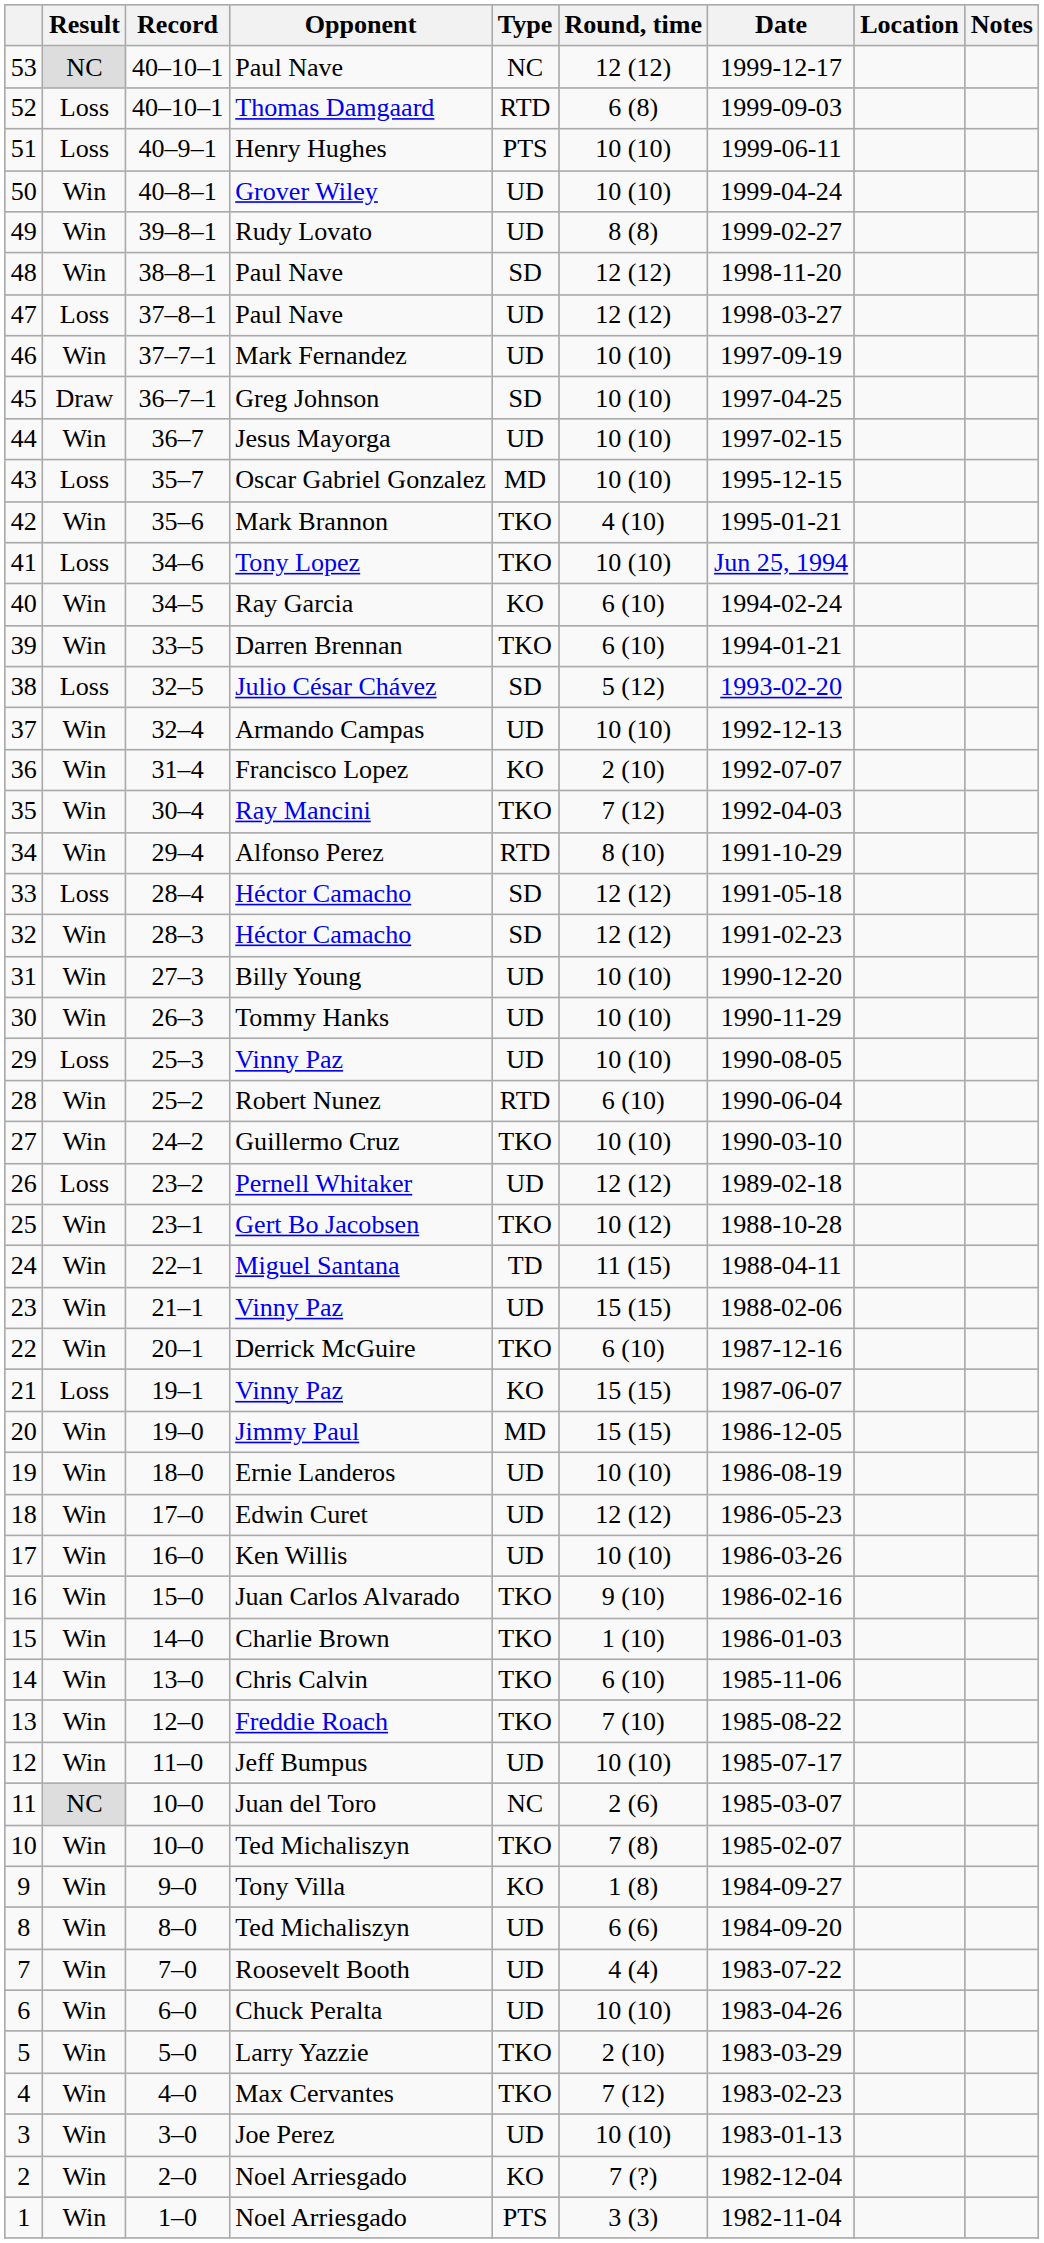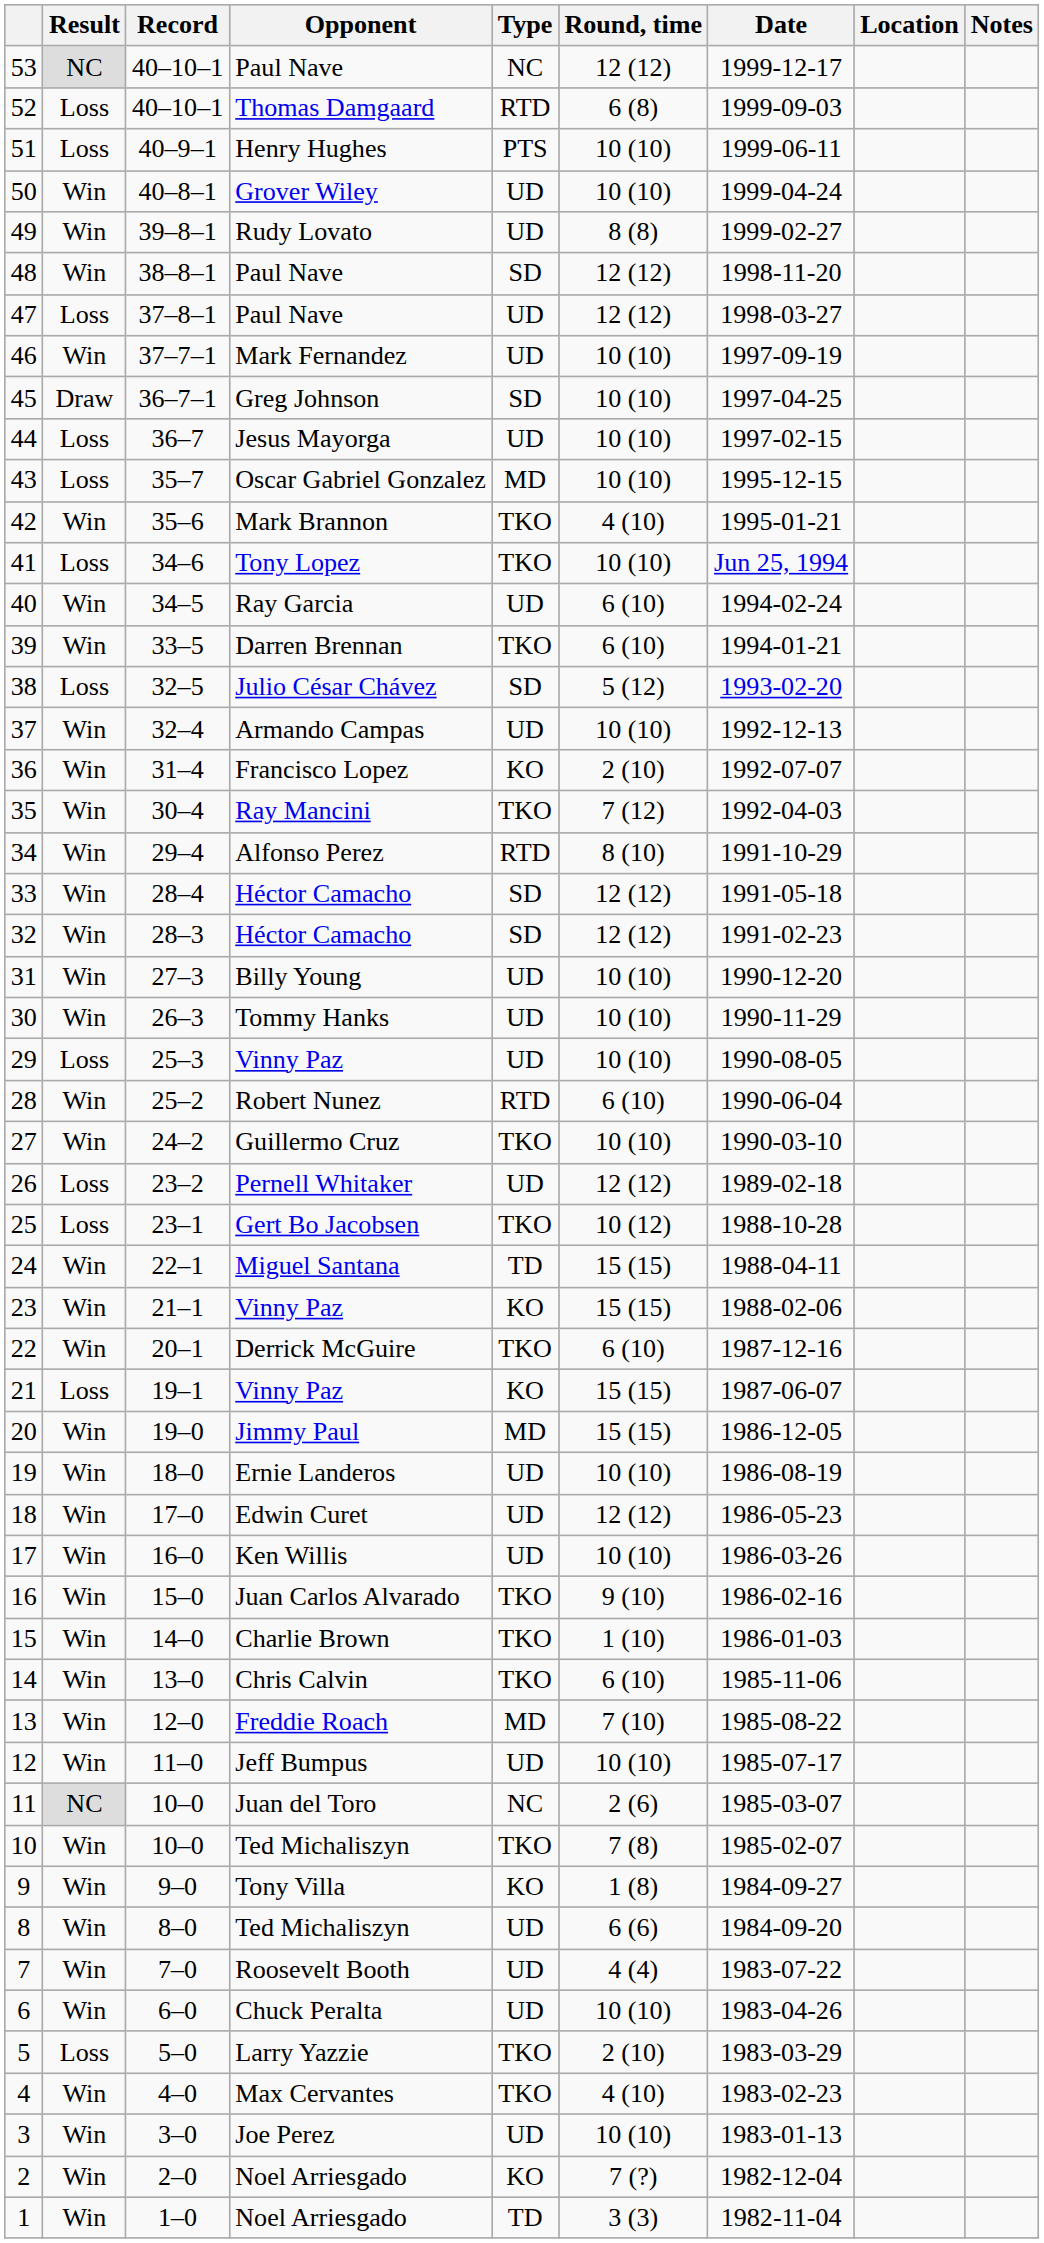(84, 438) Win -> (84, 438) Loss
(525, 604) KO -> (525, 604) UD
(84, 893) Loss -> (84, 893) Win
(84, 1224) Win -> (84, 1224) Loss
(633, 1266) 11 (15) -> (633, 1266) 15 (15)
(525, 1307) UD -> (525, 1307) KO
(525, 1720) TKO -> (525, 1720) MD
(84, 2051) Win -> (84, 2051) Loss
(633, 2093) 7 (12) -> (633, 2093) 4 (10)
(525, 2217) PTS -> (525, 2217) TD
